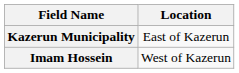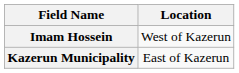rows swapped: (71, 57) <-> (71, 36)
